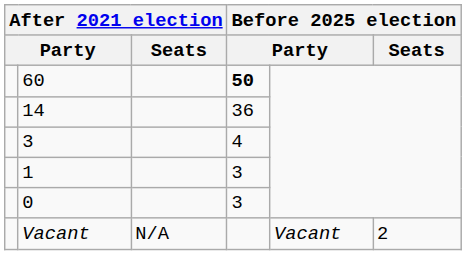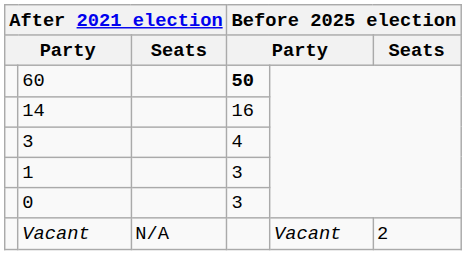(243, 112) 36 -> (243, 112) 16
